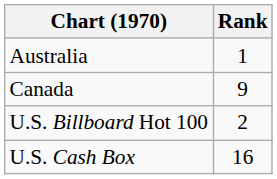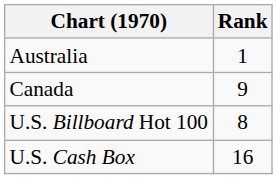(243, 122) 2 -> (243, 122) 8
